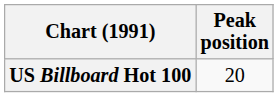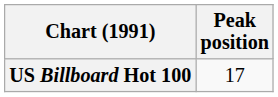(235, 75) 20 -> (235, 75) 17
